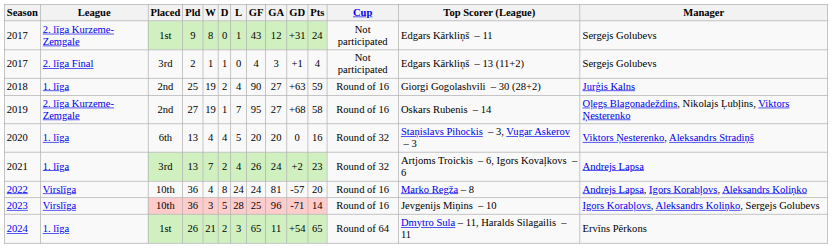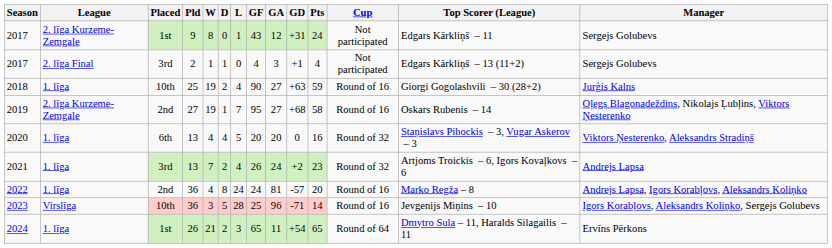(165, 86) 2nd -> (165, 86) 10th
(59, 189) Virslīga -> (56, 189) 1. līga
(165, 189) 10th -> (165, 189) 2nd
